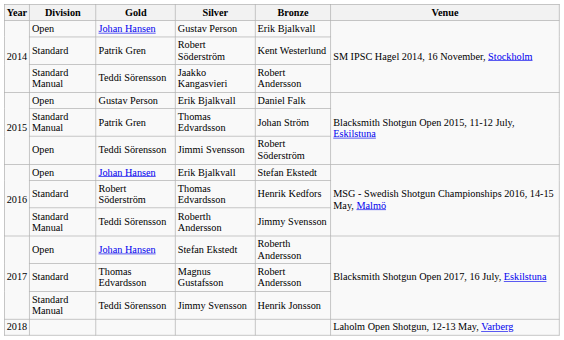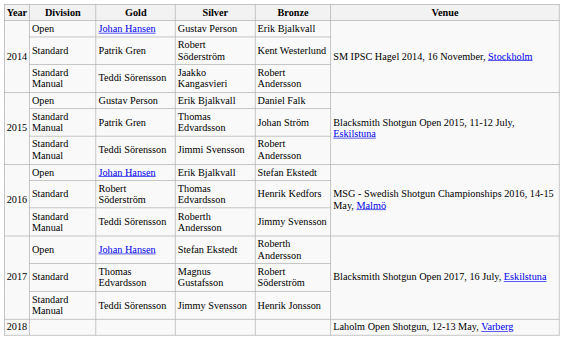(43, 150) Open -> (50, 150) Standard Manual
(281, 150) Robert Söderström -> (279, 150) Robert Andersson
(279, 277) Robert Andersson -> (281, 277) Robert Söderström
